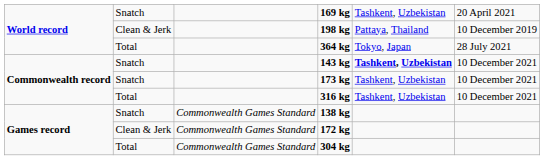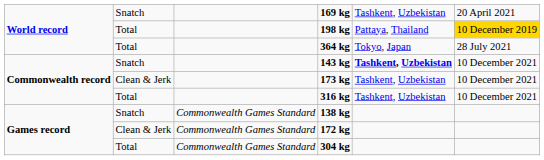(143, 29) Clean & Jerk -> (126, 29) Total
(497, 29) no background -> (497, 29) gold background
(130, 79) Snatch -> (143, 79) Clean & Jerk
